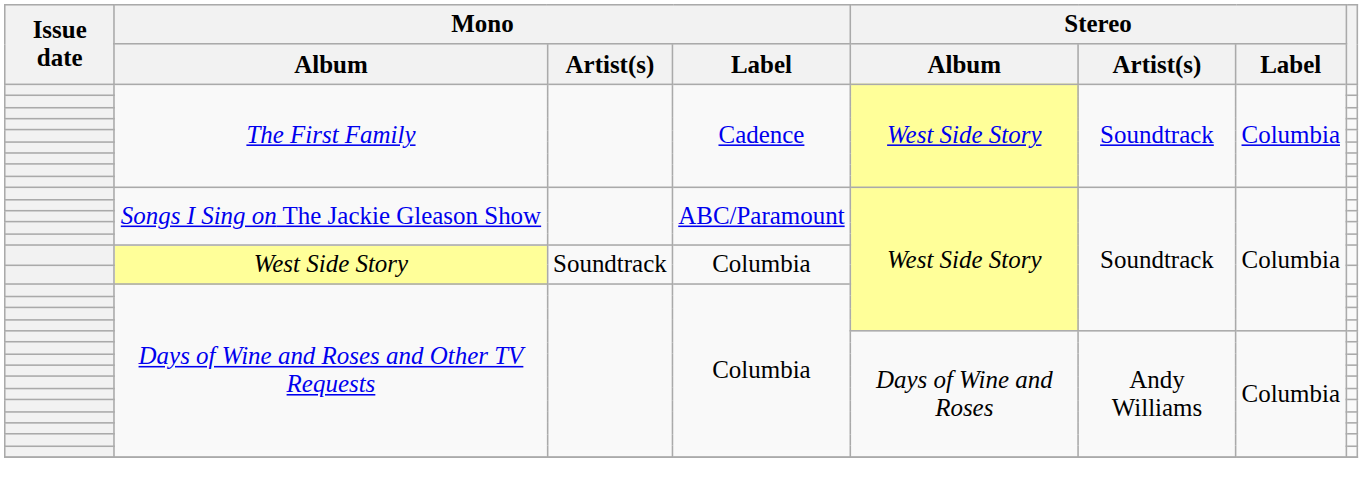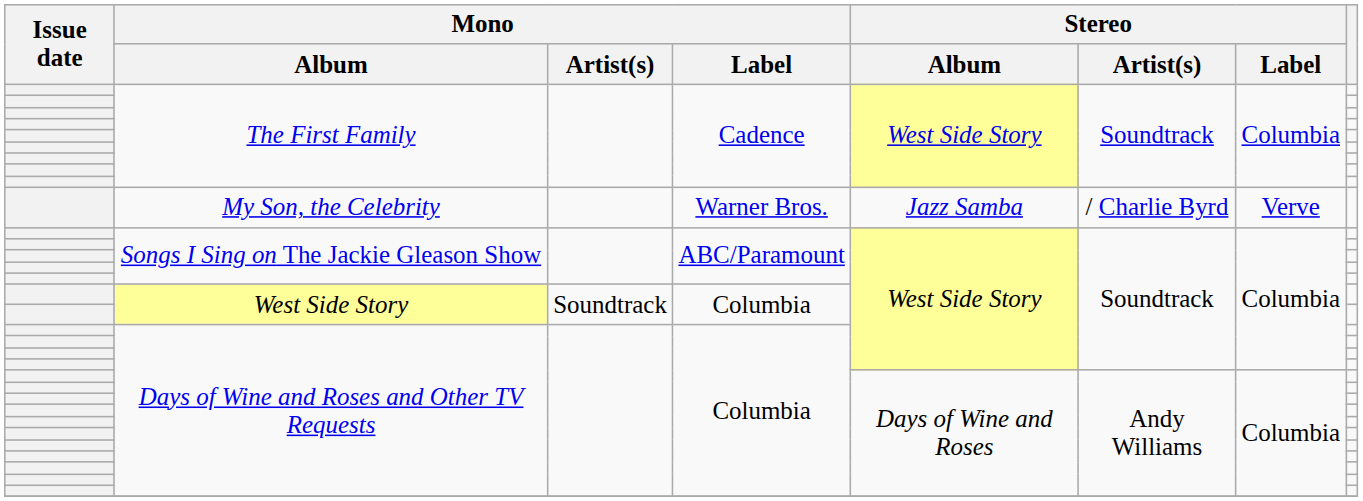+ row: (331, 207)
